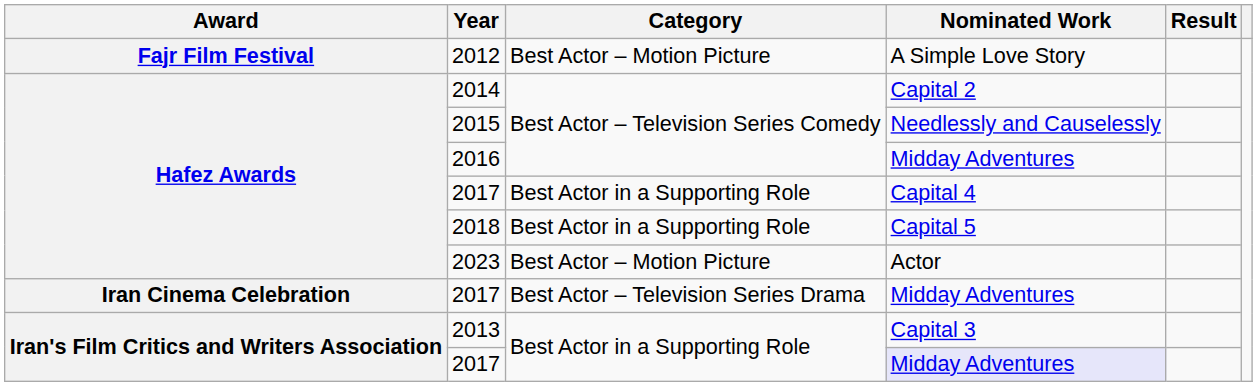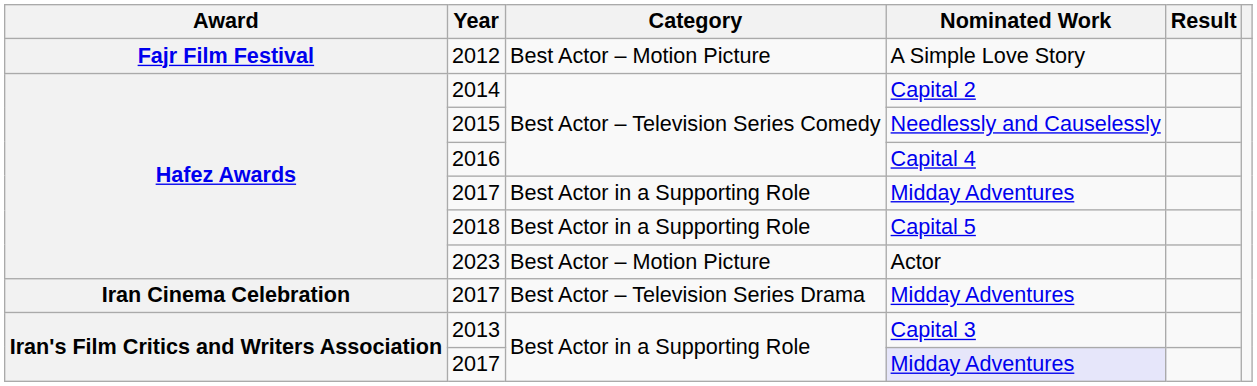(982, 158) Midday Adventures -> (933, 158) Capital 4
(933, 192) Capital 4 -> (982, 192) Midday Adventures
